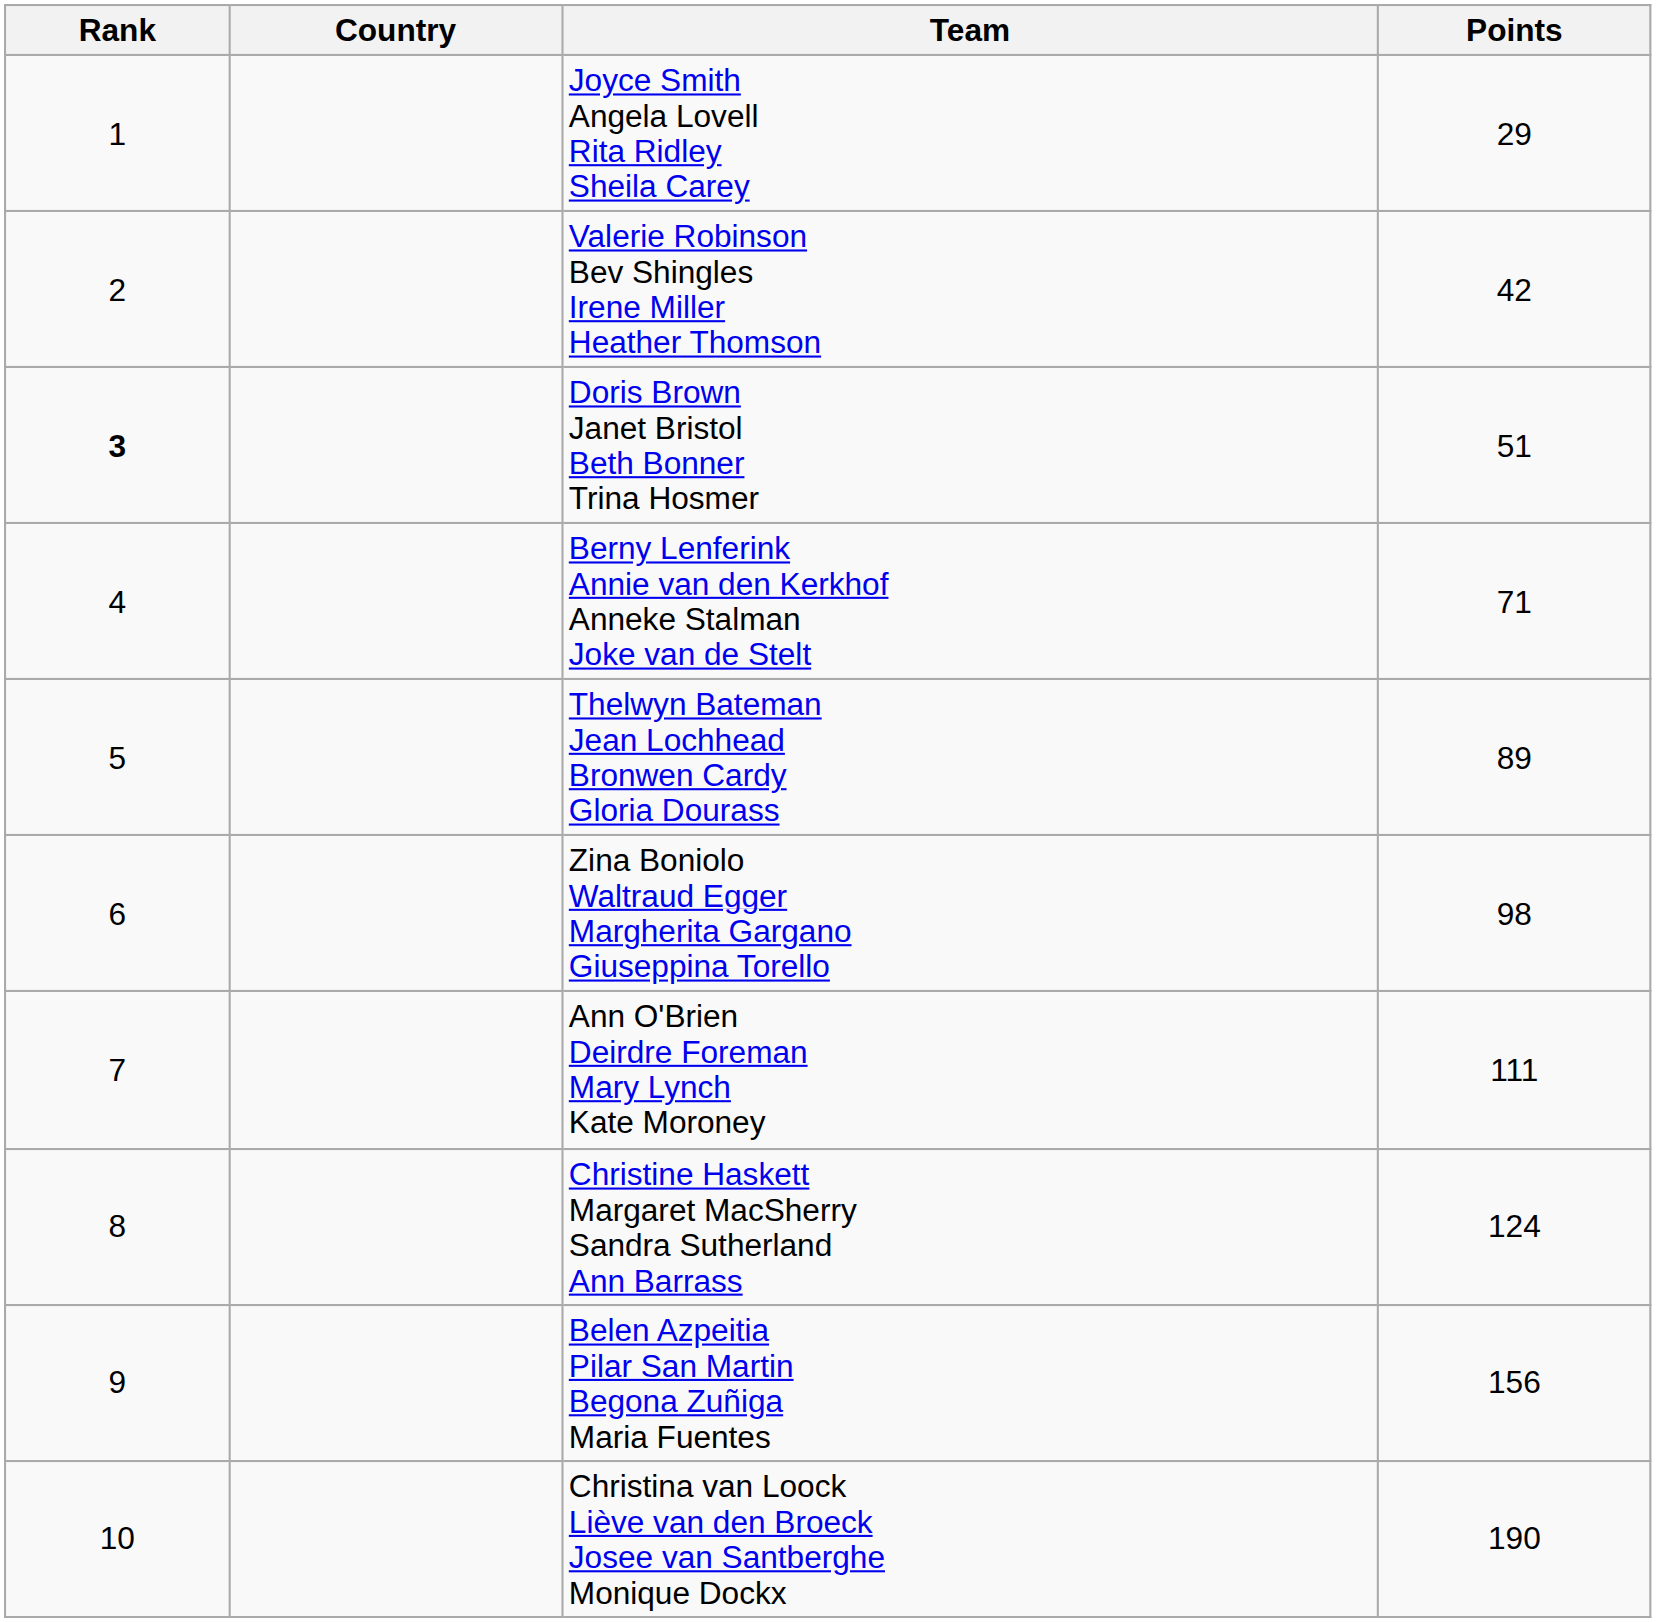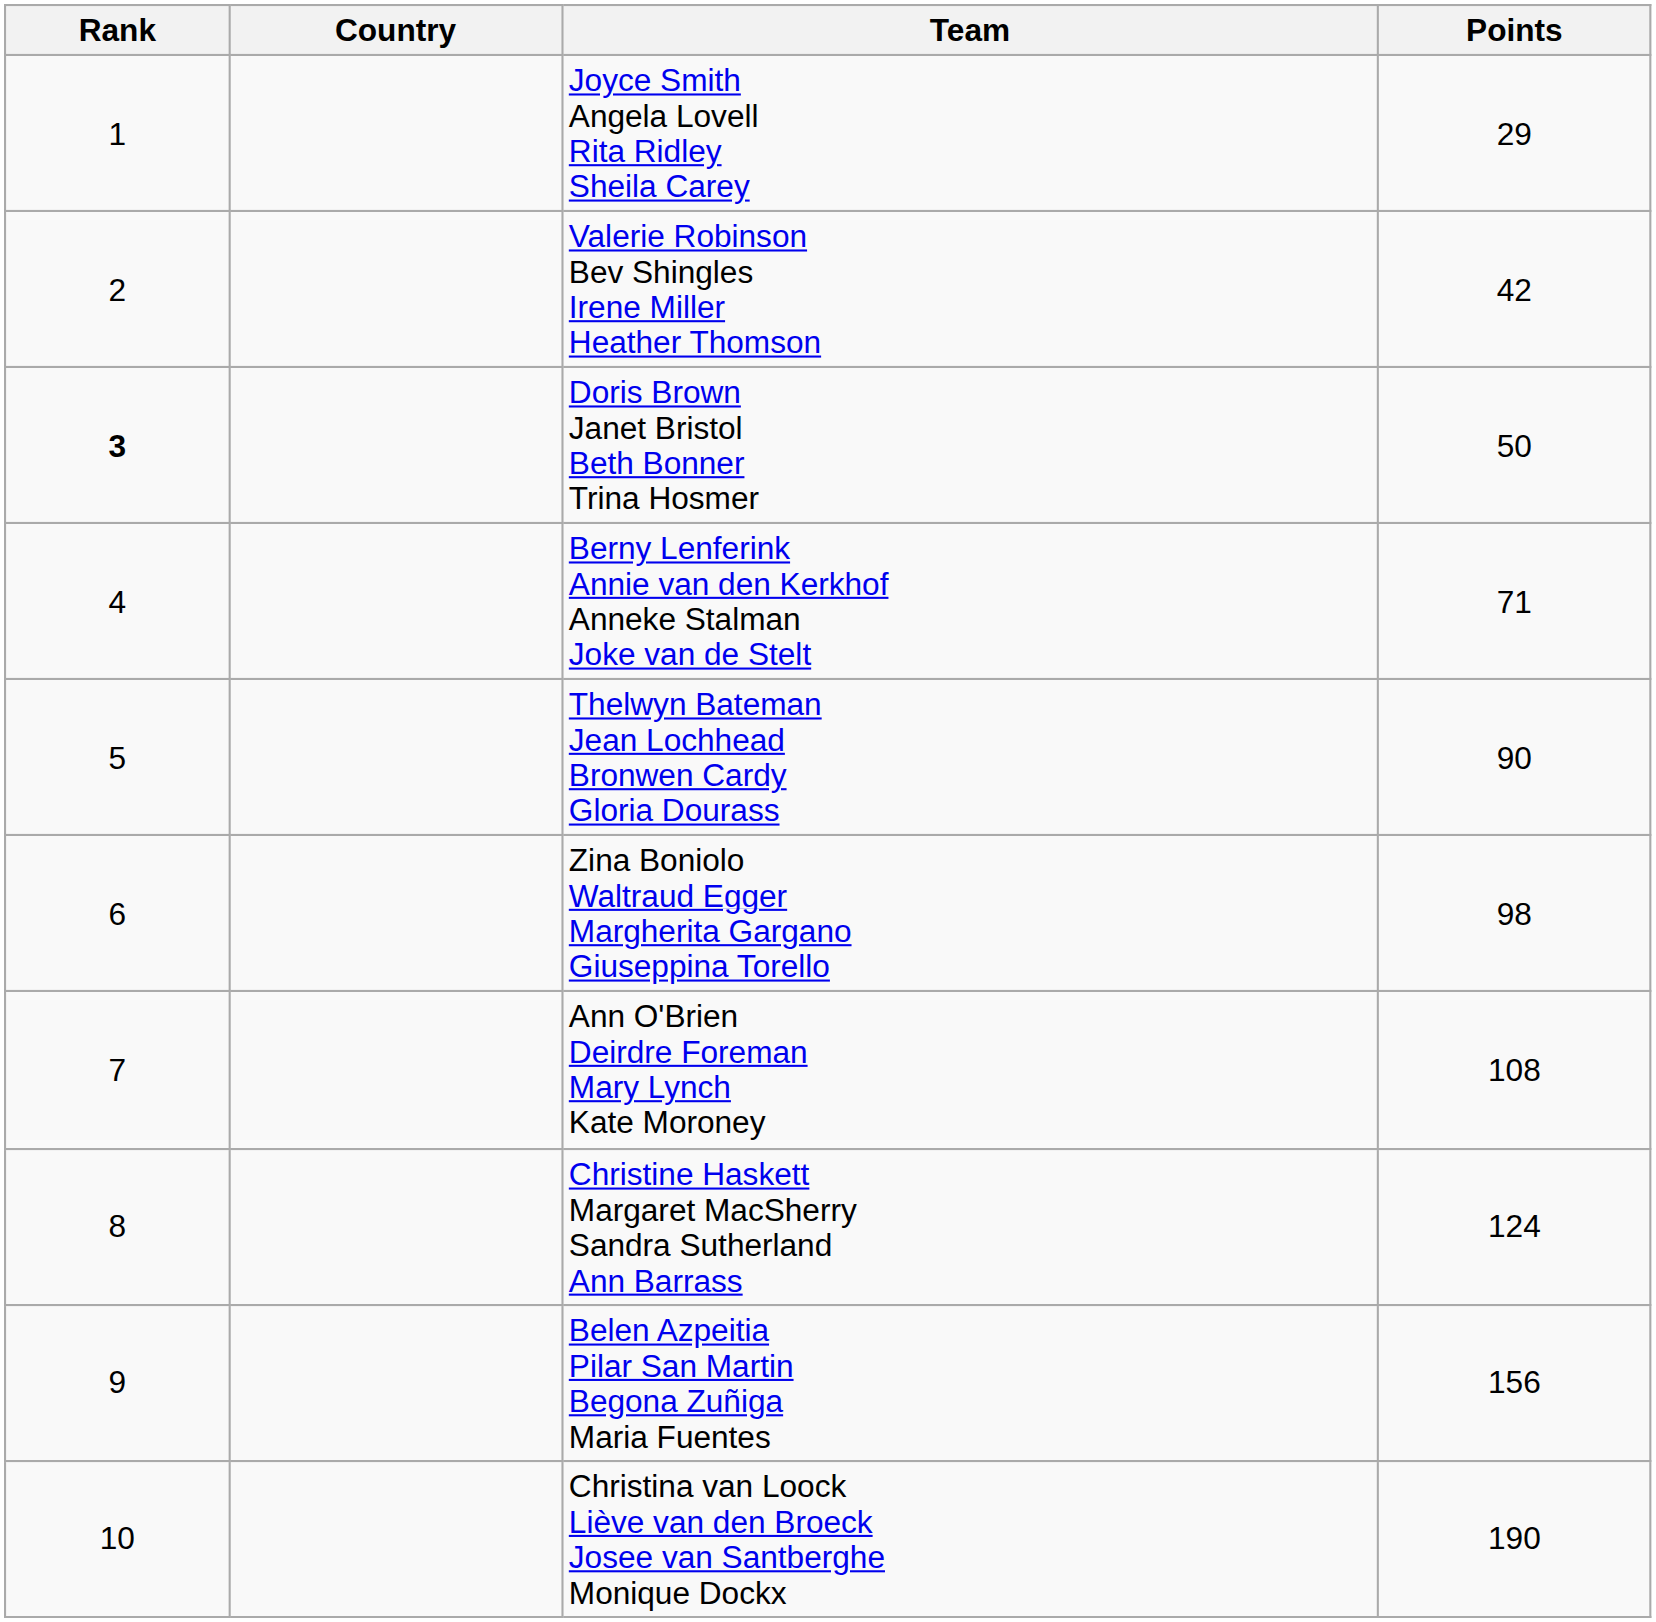(1514, 446) 51 -> (1514, 446) 50
(1514, 758) 89 -> (1514, 758) 90
(1514, 1070) 111 -> (1514, 1070) 108
